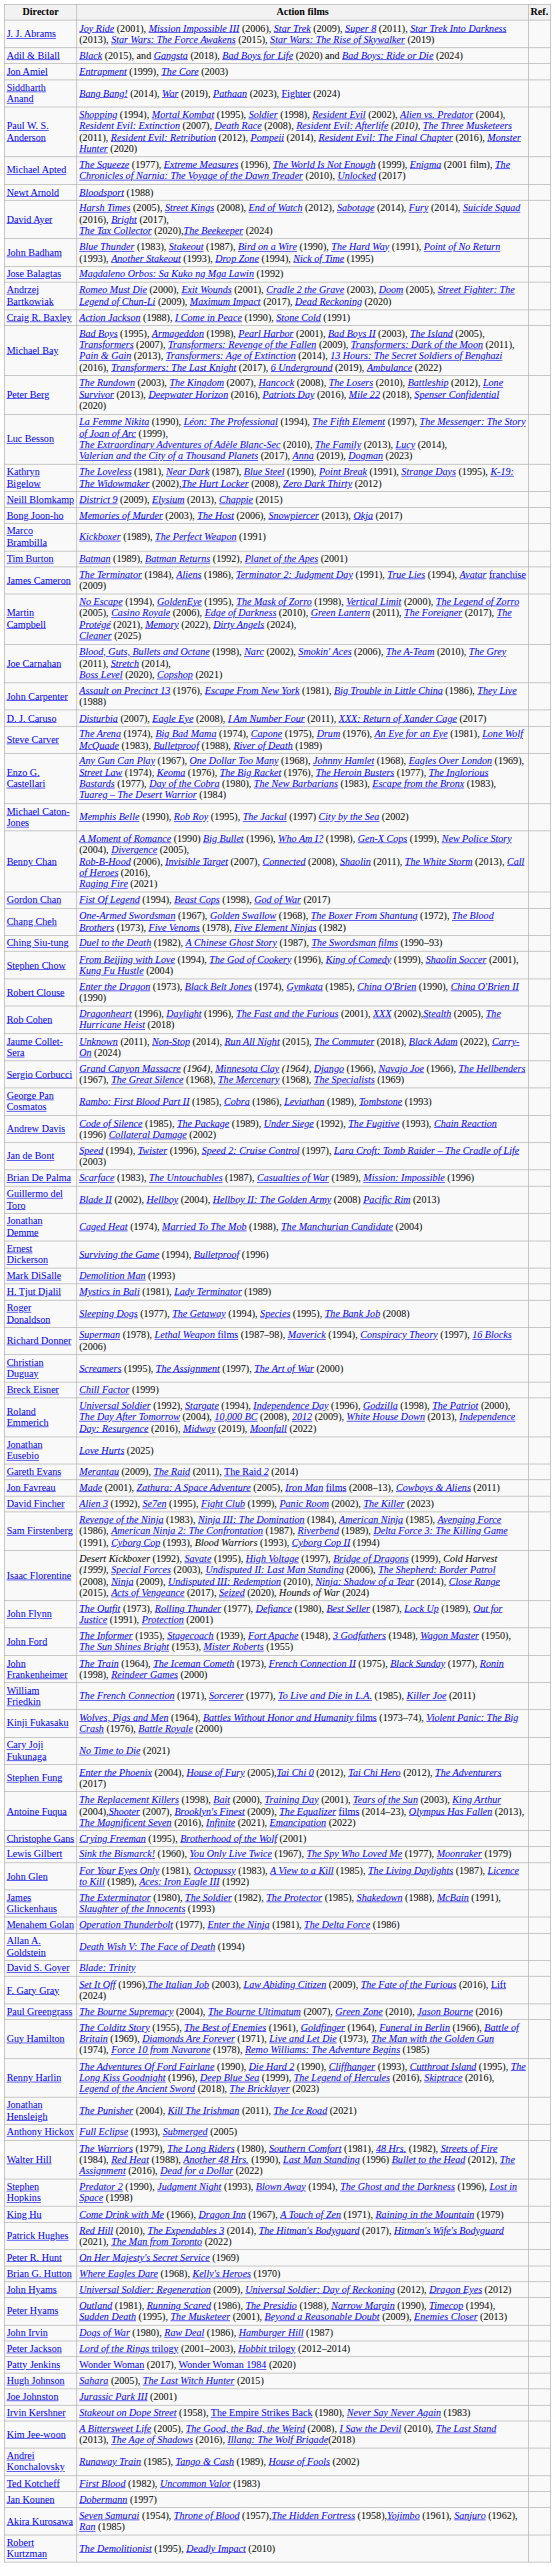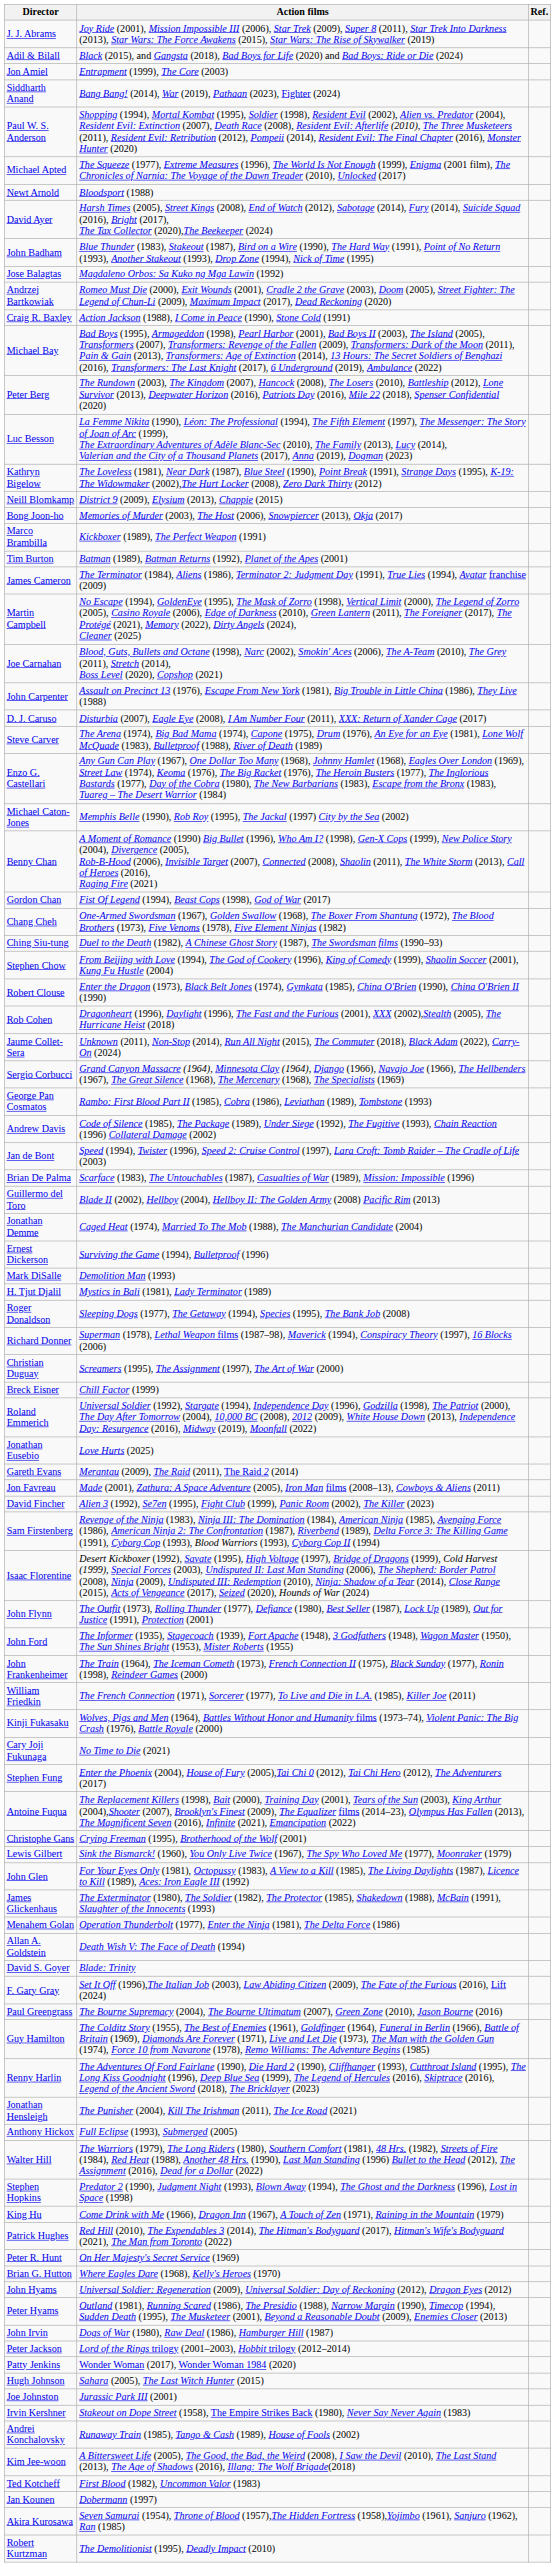rows swapped: (36, 2434) <-> (36, 2462)
